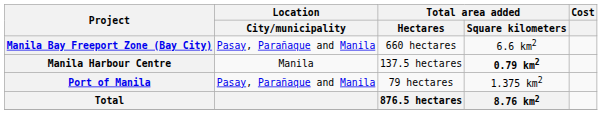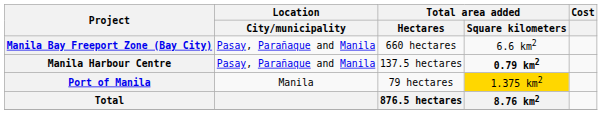(296, 64) Manila -> (296, 64) Pasay, Parañaque and Manila
(296, 82) Pasay, Parañaque and Manila -> (296, 82) Manila
(517, 82) no background -> (517, 82) gold background
